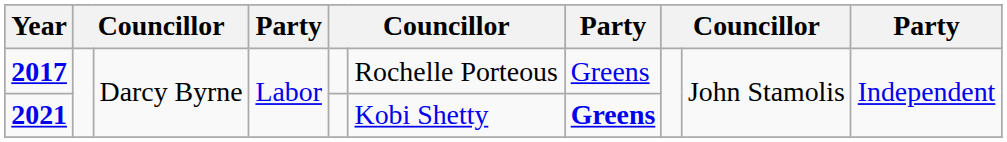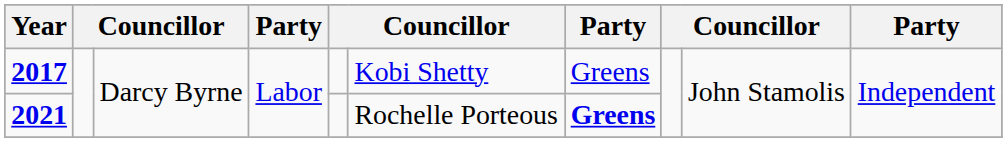(456, 70) Rochelle Porteous -> (421, 70) Kobi Shetty
(421, 114) Kobi Shetty -> (456, 114) Rochelle Porteous
